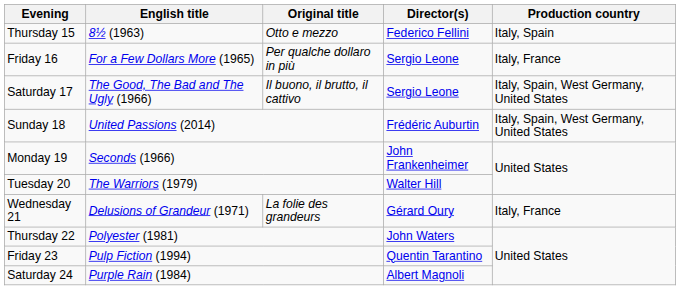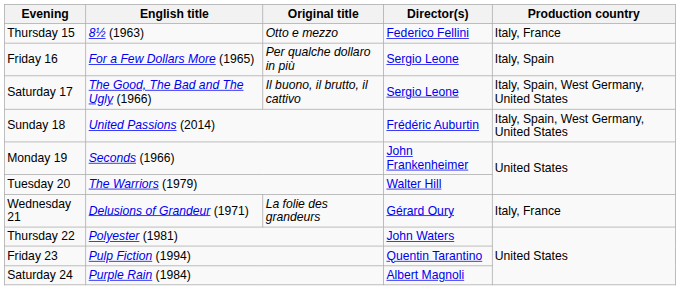(524, 33) Italy, Spain -> (528, 33) Italy, France
(528, 59) Italy, France -> (524, 59) Italy, Spain
